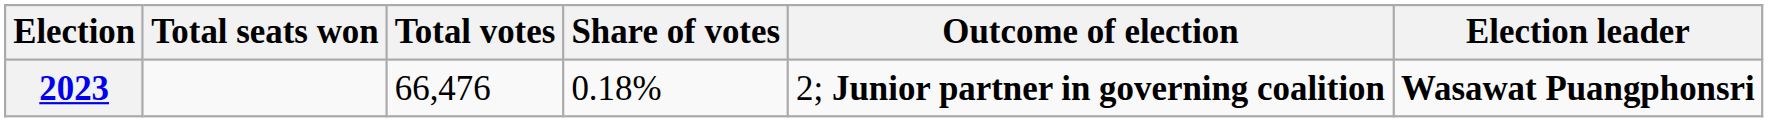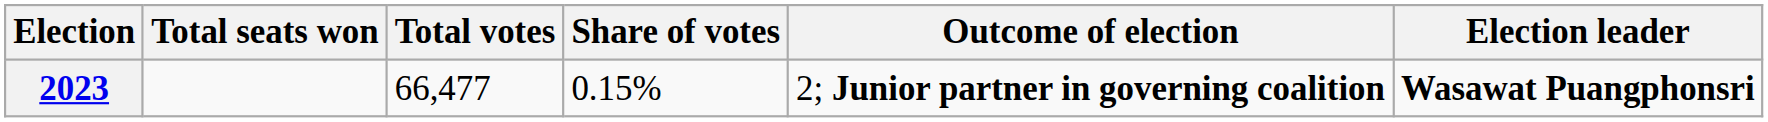(443, 87) 66,476 -> (443, 87) 66,477
(616, 87) 0.18% -> (616, 87) 0.15%
